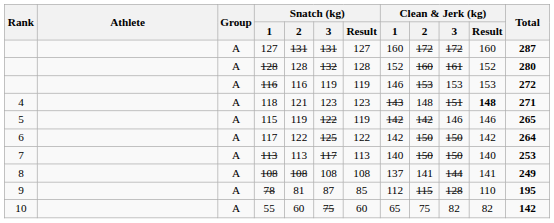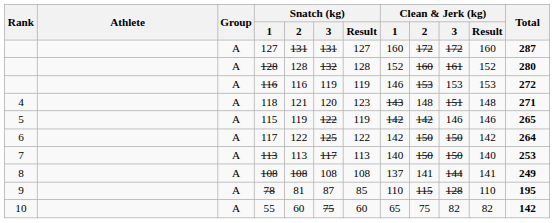(329, 102) 123 -> (329, 102) 120
(487, 102) bold -> (487, 102) normal
(395, 191) 112 -> (395, 191) 110
